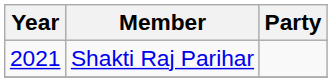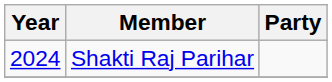(35, 58) 2021 -> (35, 58) 2024
